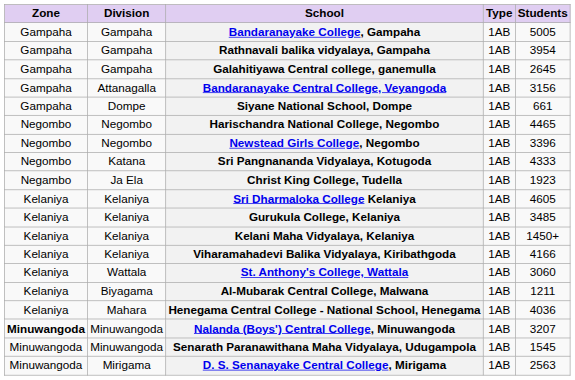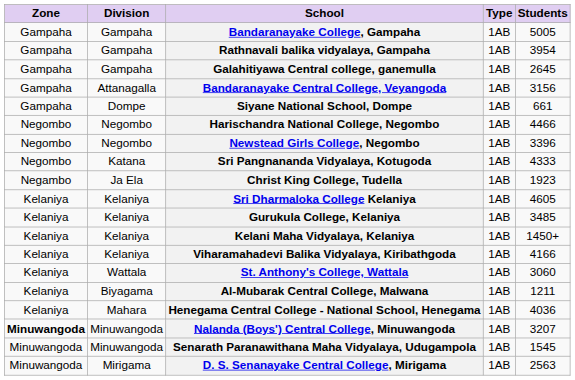(543, 124) 4465 -> (543, 124) 4466
